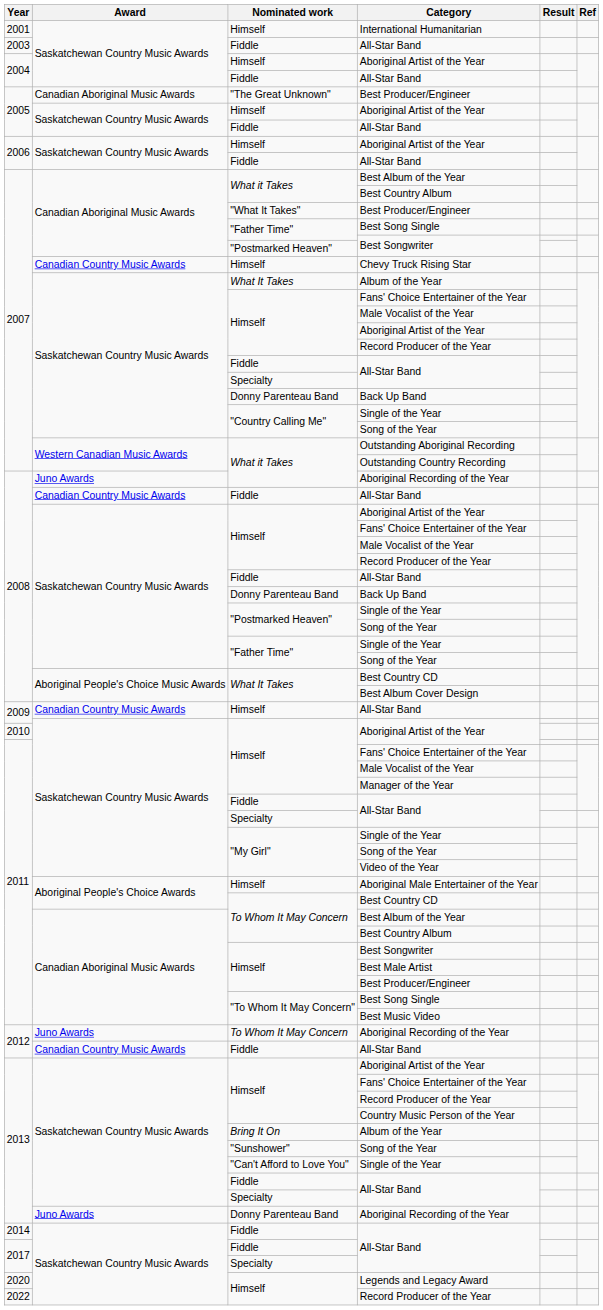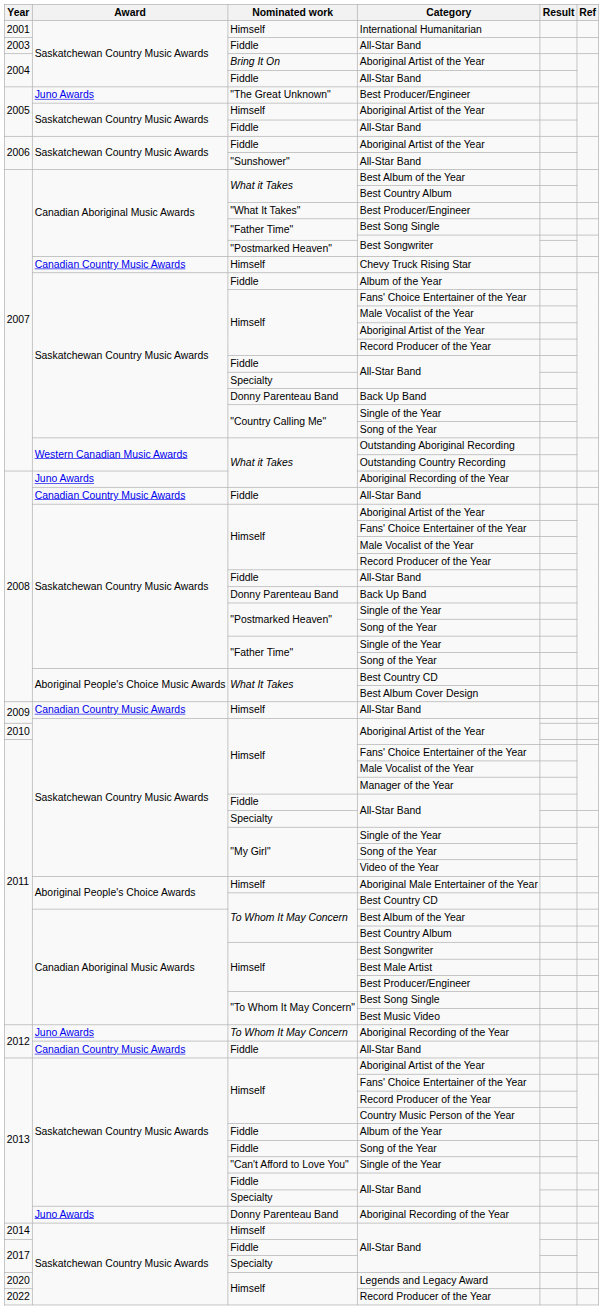(248, 62) Himself -> (255, 62) Bring It On
(115, 95) Canadian Aboriginal Music Awards -> (64, 95) Juno Awards
(248, 144) Himself -> (244, 144) Fiddle
(244, 161) Fiddle -> (260, 161) "Sunshower"
(262, 281) What It Takes -> (244, 281) Fiddle
(255, 1132) Bring It On -> (244, 1132) Fiddle
(260, 1148) "Sunshower" -> (244, 1148) Fiddle
(244, 1231) Fiddle -> (248, 1231) Himself
